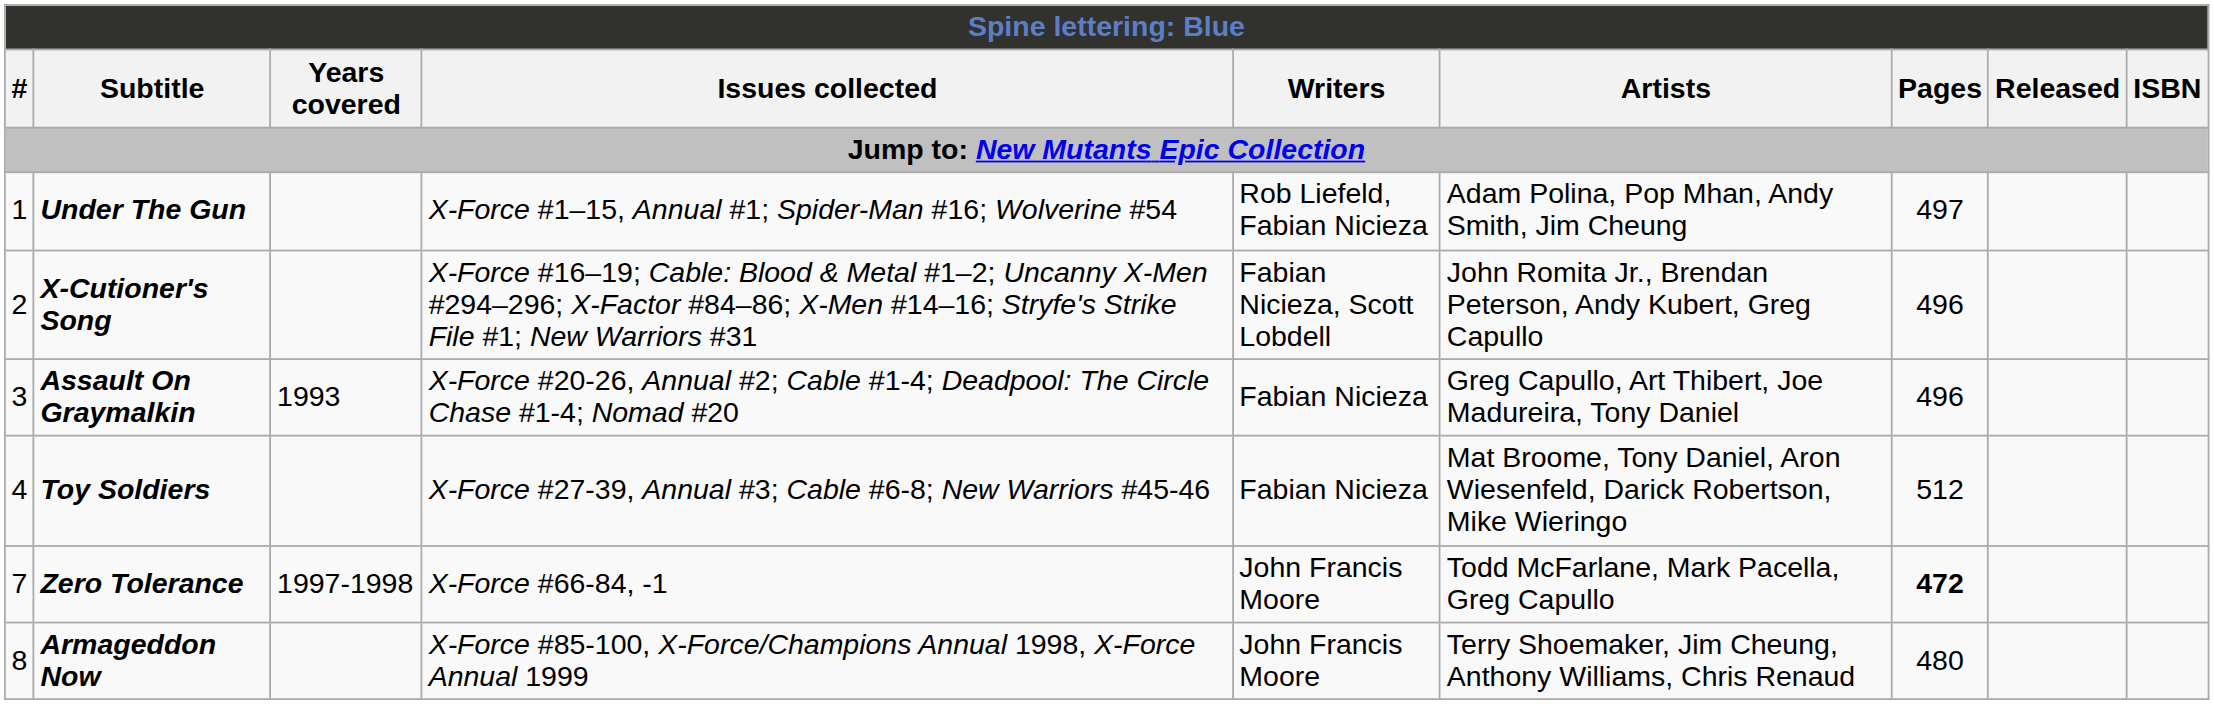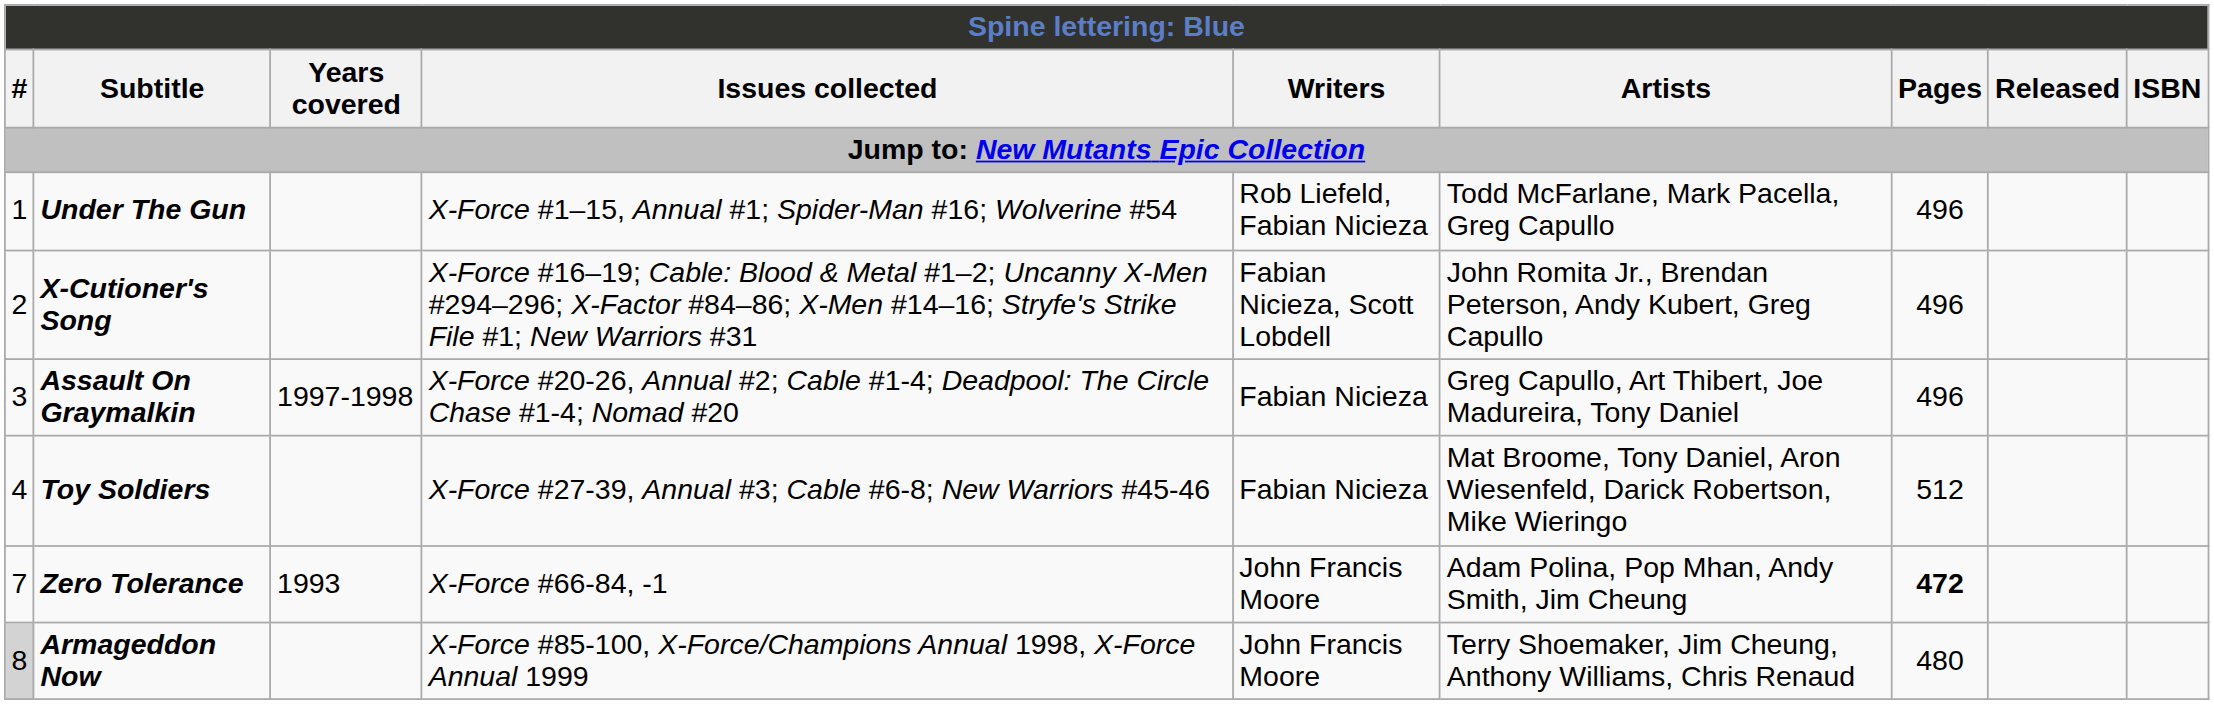(1640, 210) Adam Polina, Pop Mhan, Andy Smith, Jim Cheung -> (1643, 210) Todd McFarlane, Mark Pacella, Greg Capullo
(1940, 210) 497 -> (1940, 210) 496
(309, 397) 1993 -> (345, 397) 1997-1998
(345, 583) 1997-1998 -> (309, 583) 1993
(1643, 583) Todd McFarlane, Mark Pacella, Greg Capullo -> (1640, 583) Adam Polina, Pop Mhan, Andy Smith, Jim Cheung
(19, 660) no background -> (19, 660) lightgrey background
